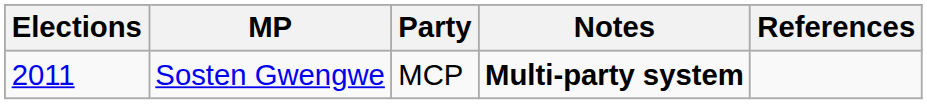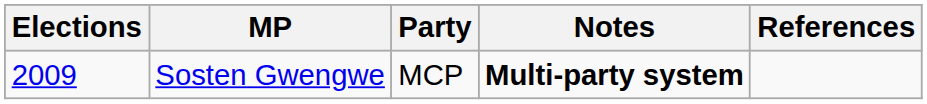(43, 74) 2011 -> (44, 74) 2009
